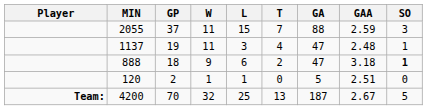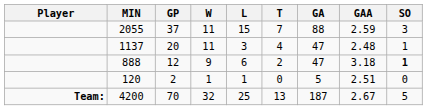(173, 46) 19 -> (173, 46) 20
(173, 63) 18 -> (173, 63) 12
